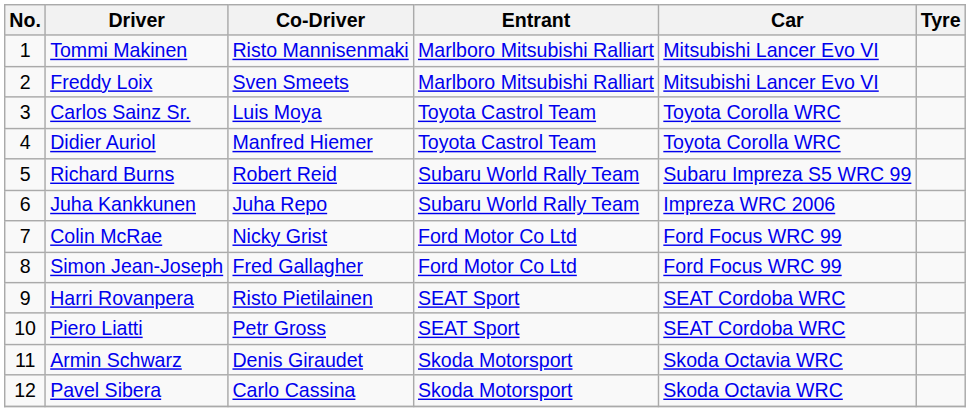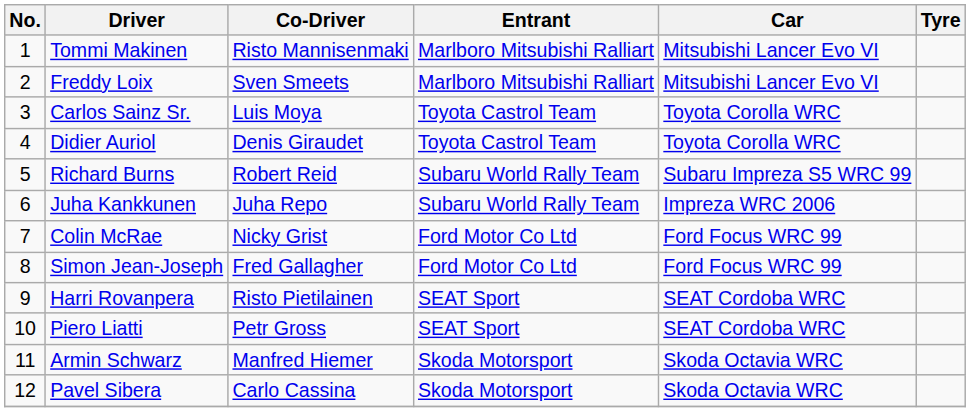(303, 143) Manfred Hiemer -> (298, 143) Denis Giraudet
(298, 359) Denis Giraudet -> (303, 359) Manfred Hiemer
